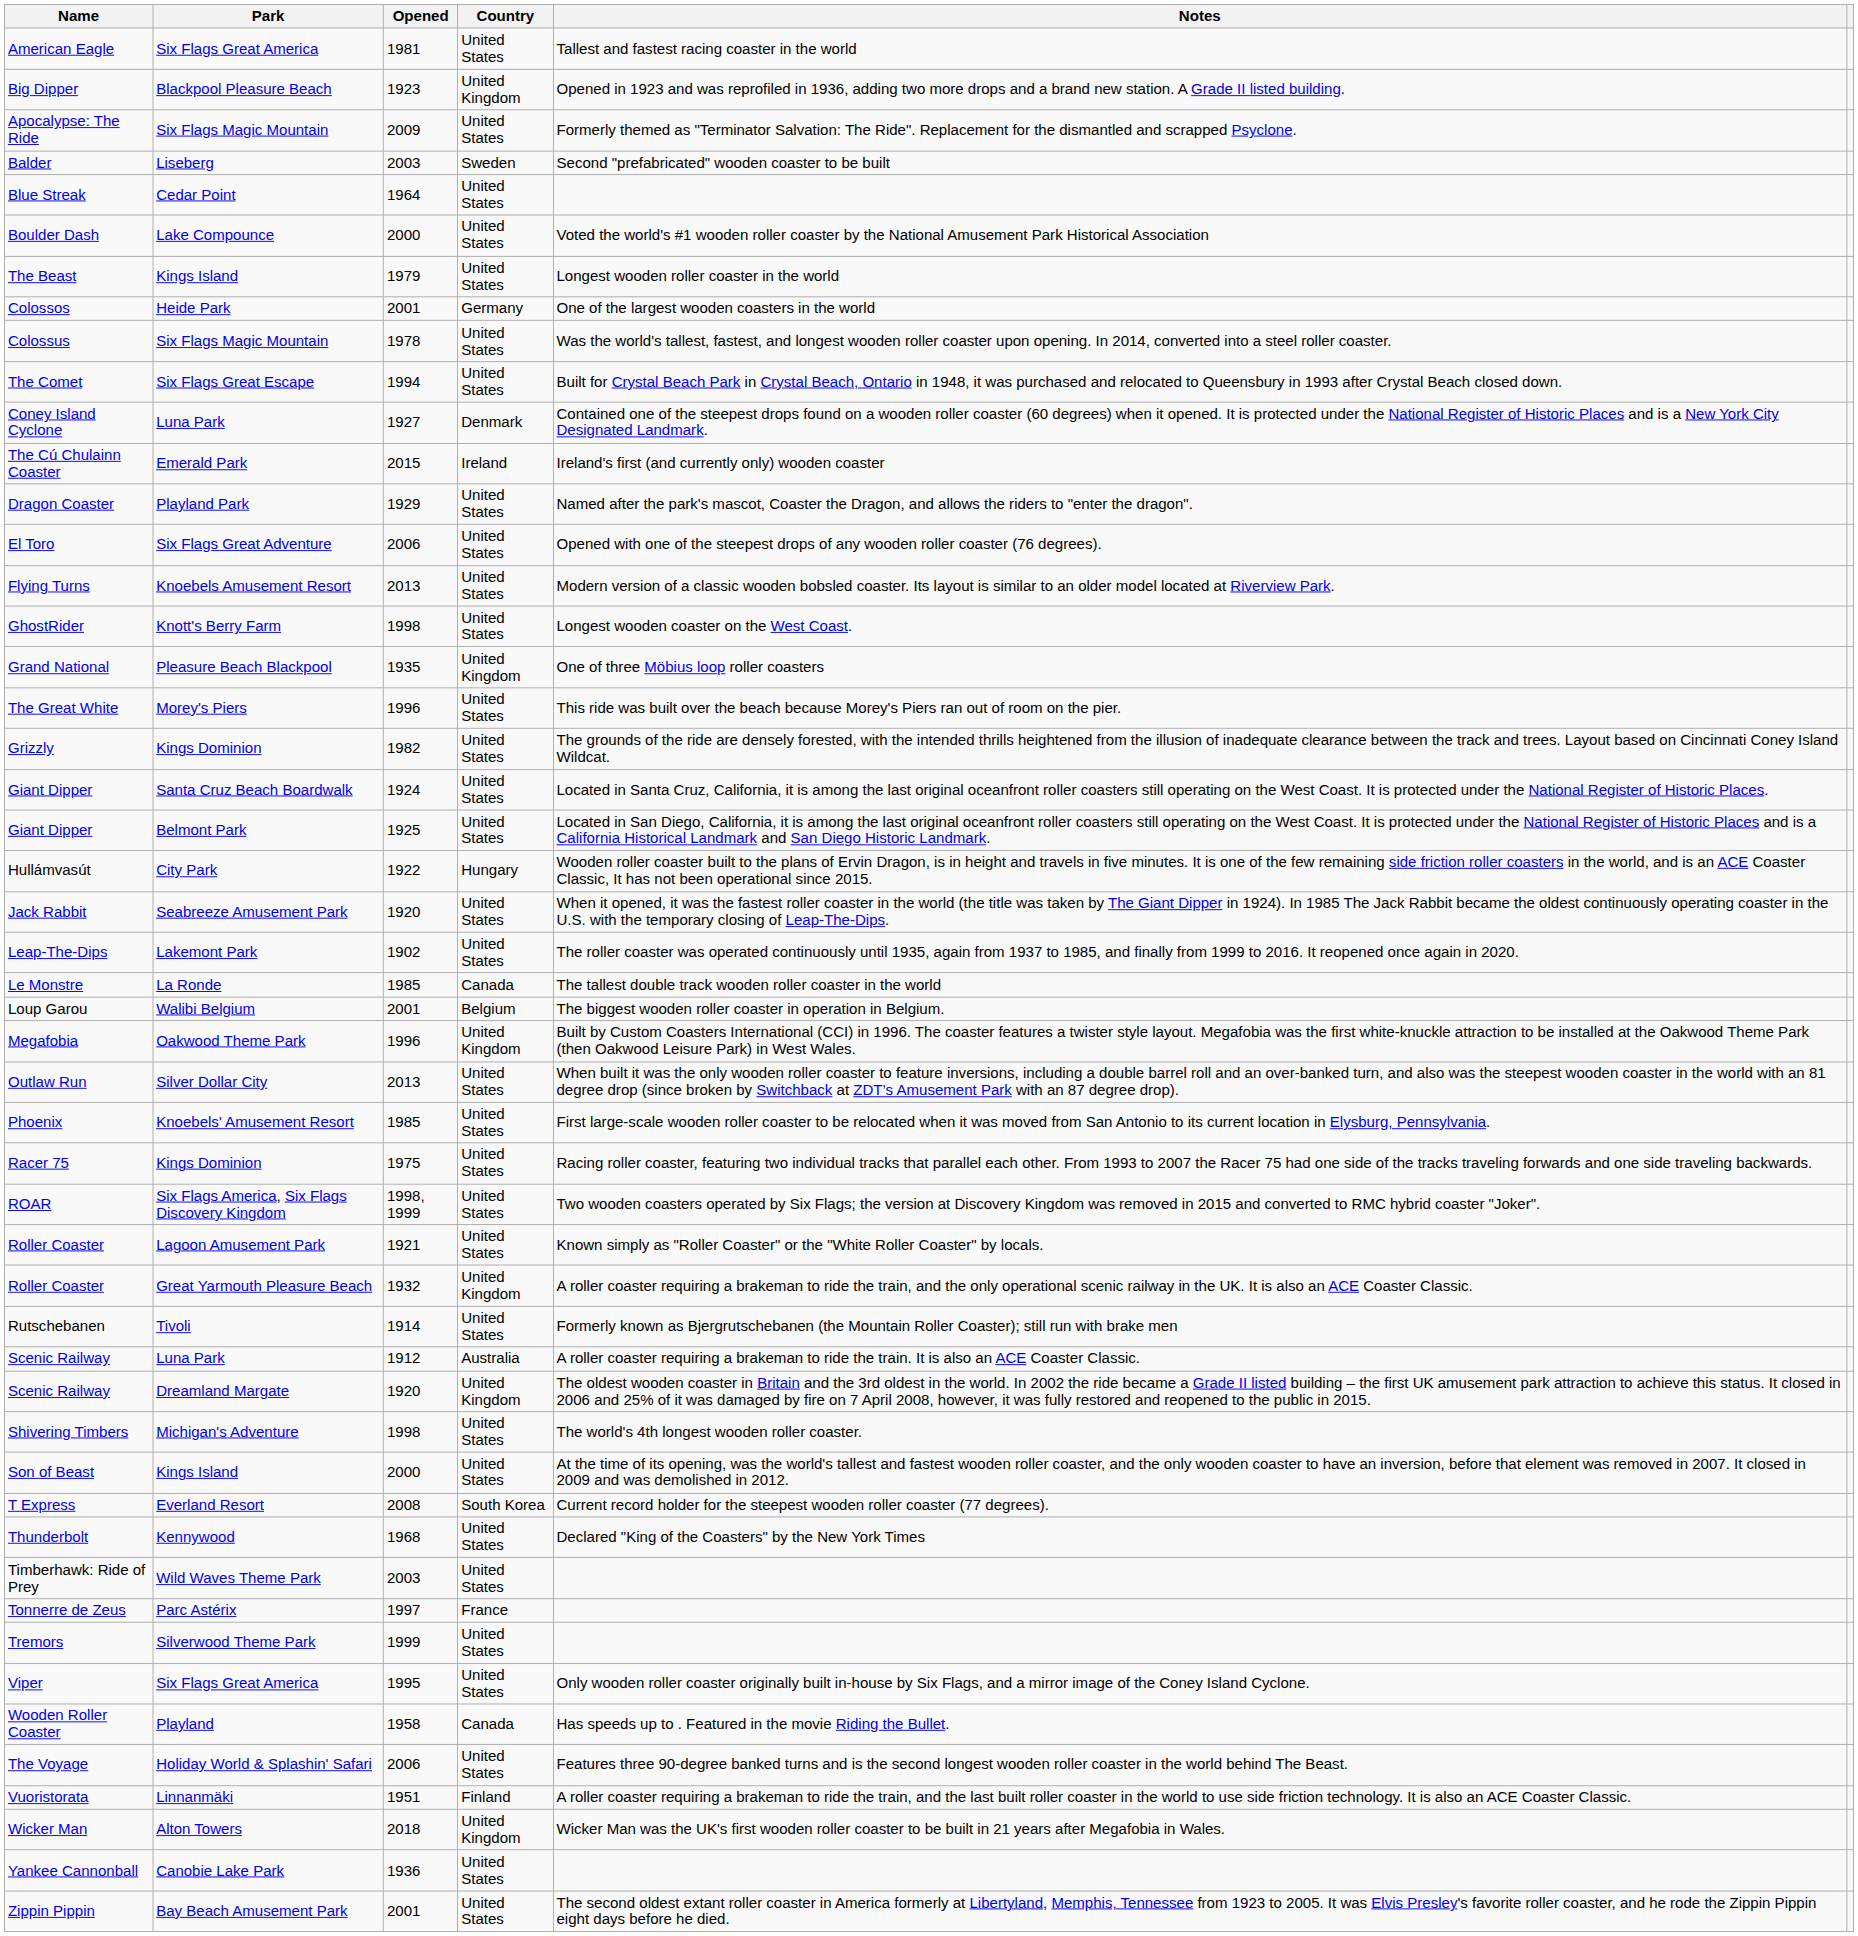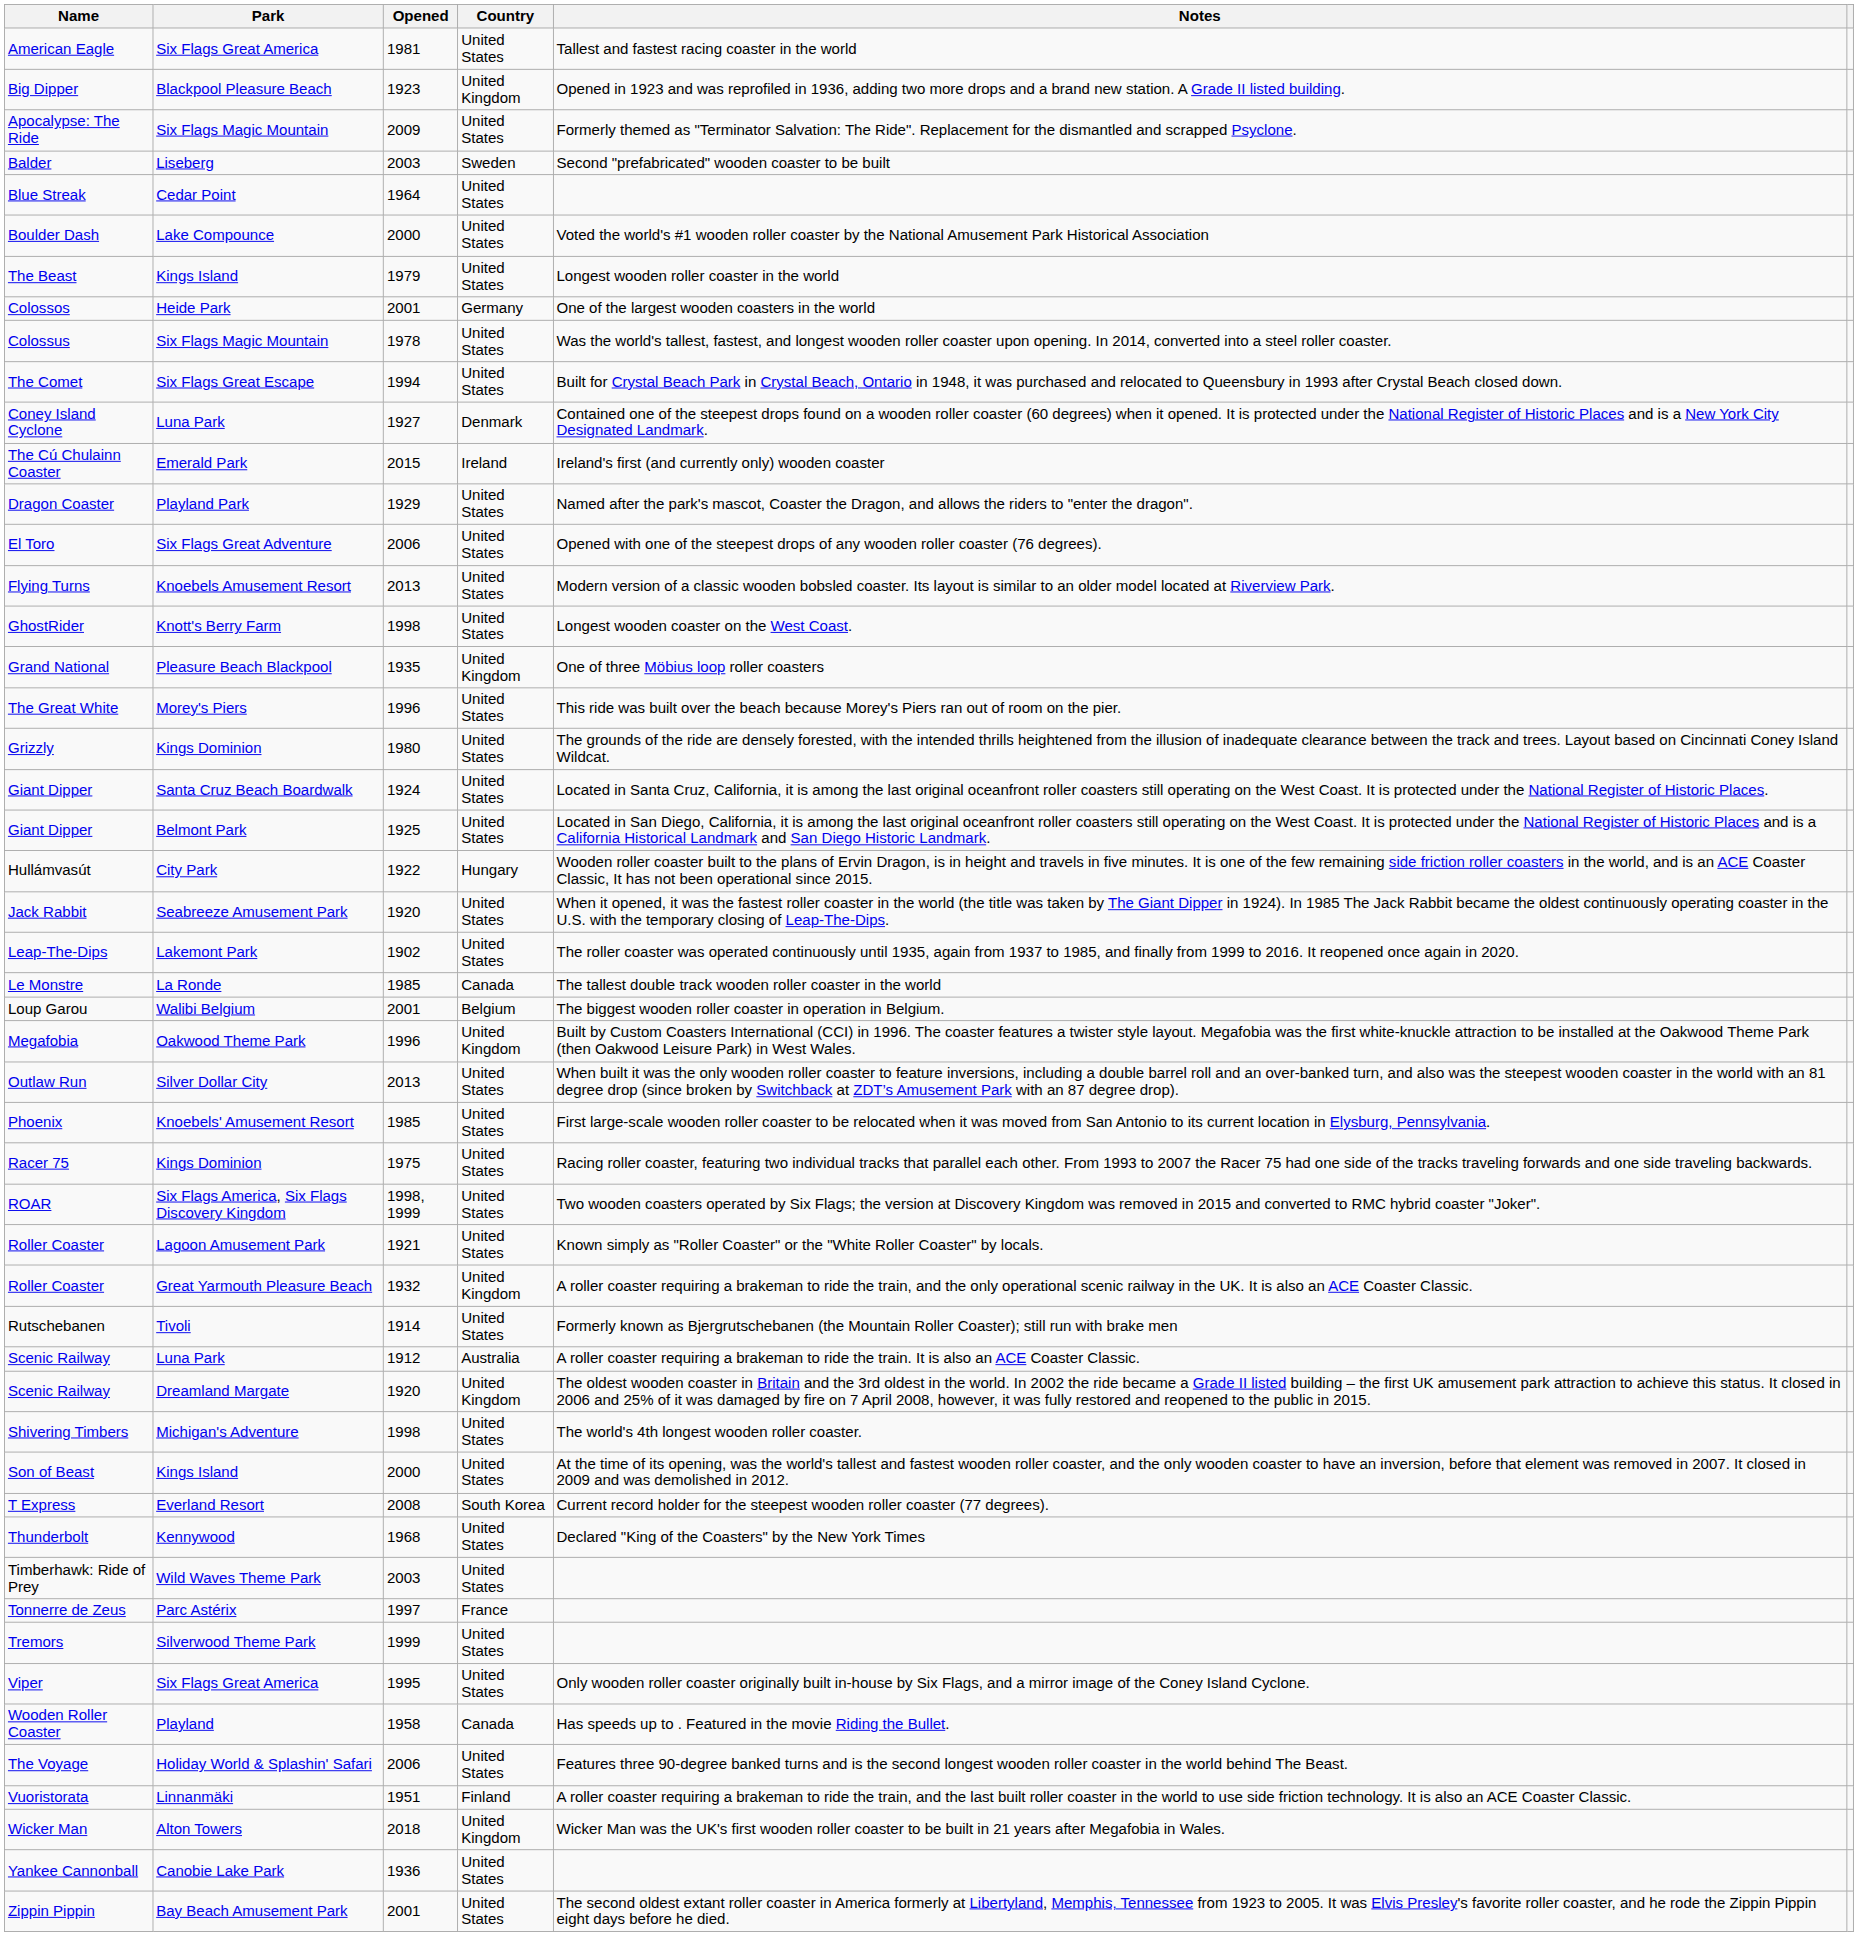(404, 748) 1982 -> (404, 748) 1980
